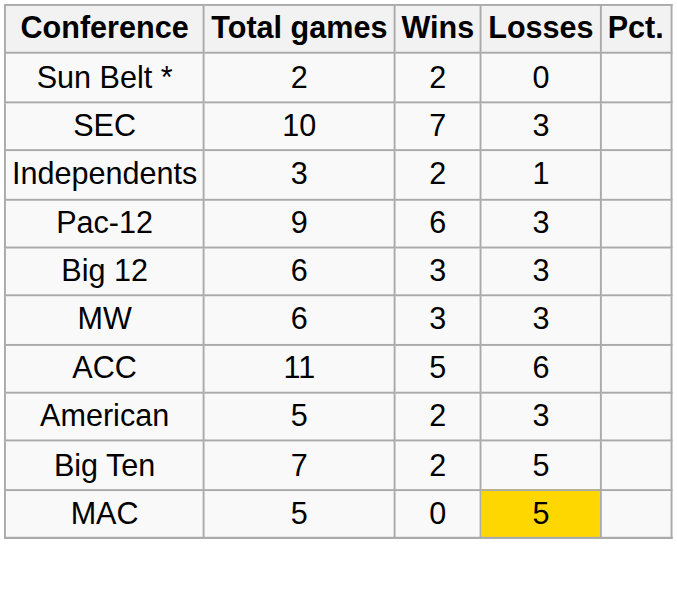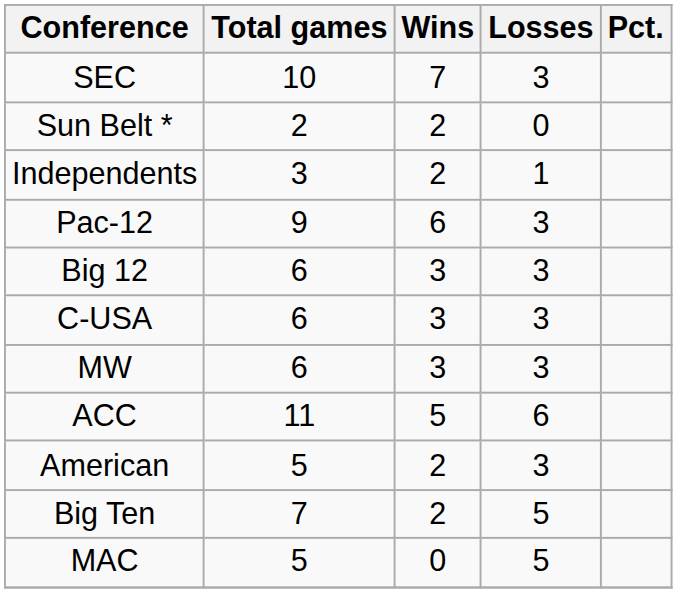rows swapped: (105, 77) <-> (105, 125)
+ row: (105, 319)
(541, 513) gold background -> (541, 561) no background
